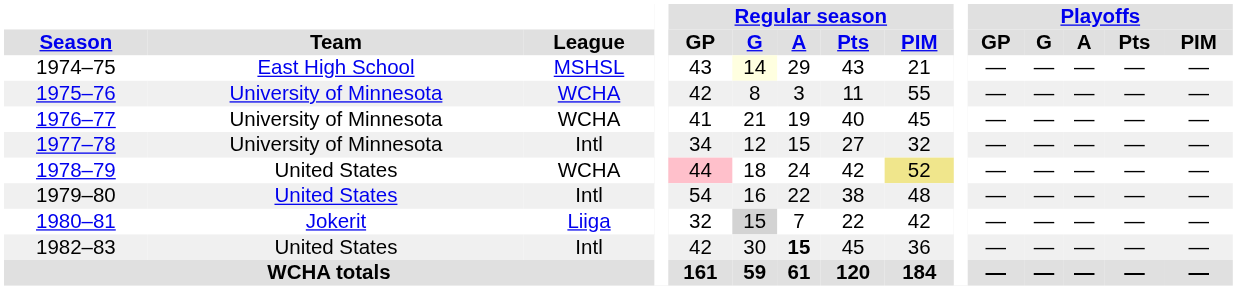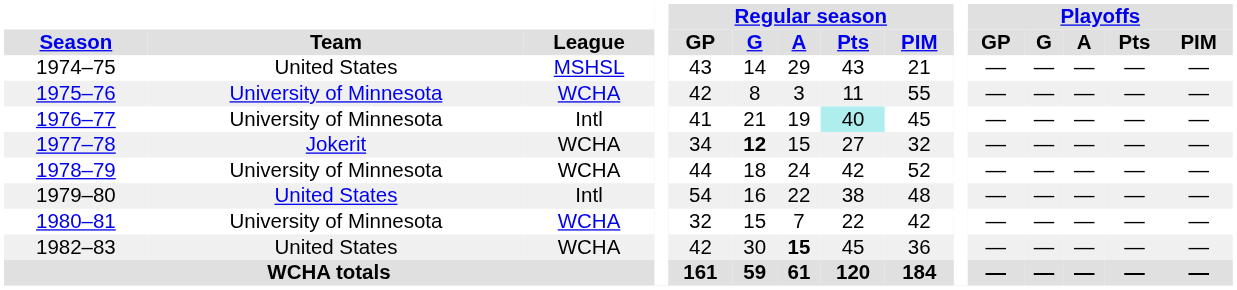(336, 67) East High School -> (336, 67) United States
(755, 67) lightyellow background -> (755, 67) no background
(589, 119) WCHA -> (589, 119) Intl
(853, 119) no background -> (853, 119) paleturquoise background
(336, 144) University of Minnesota -> (336, 144) Jokerit
(589, 144) Intl -> (589, 144) WCHA
(755, 144) normal -> (755, 144) bold
(336, 170) United States -> (336, 170) University of Minnesota
(700, 170) pink background -> (700, 170) no background
(919, 170) khaki background -> (919, 170) no background
(336, 221) Jokerit -> (336, 221) University of Minnesota
(589, 221) Liiga -> (589, 221) WCHA
(755, 221) lightgrey background -> (755, 221) no background
(589, 247) Intl -> (589, 247) WCHA
